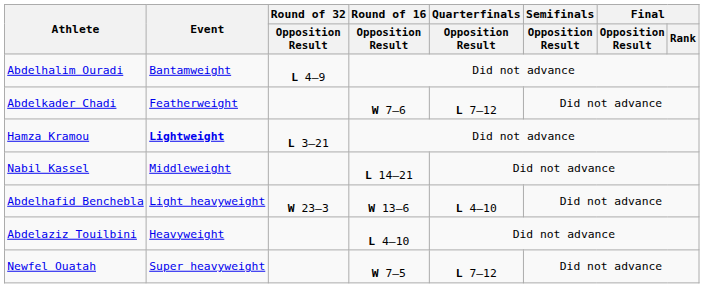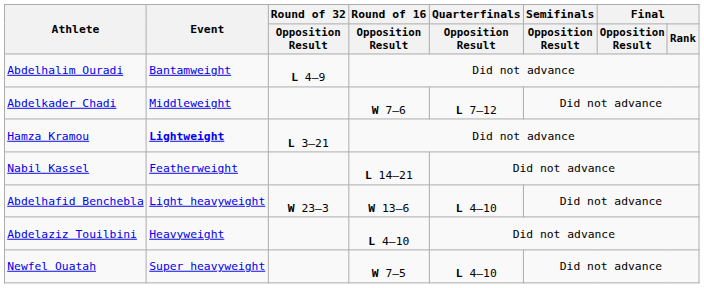(194, 103) Featherweight -> (190, 103) Middleweight
(190, 168) Middleweight -> (194, 168) Featherweight
(476, 273) L 7–12 -> (476, 273) L 4–10
